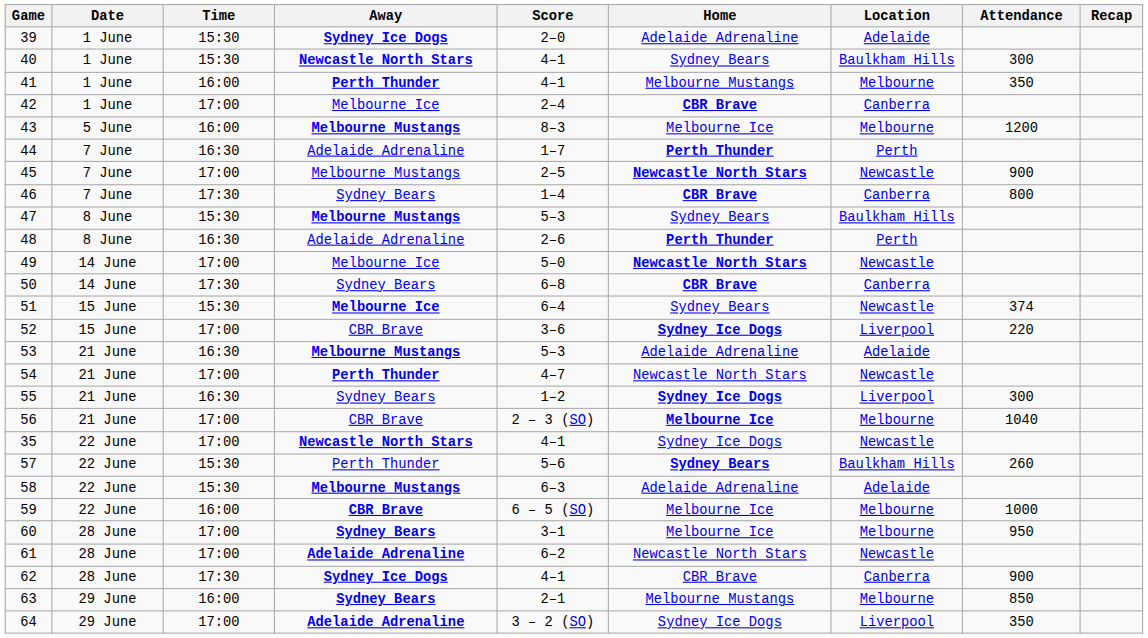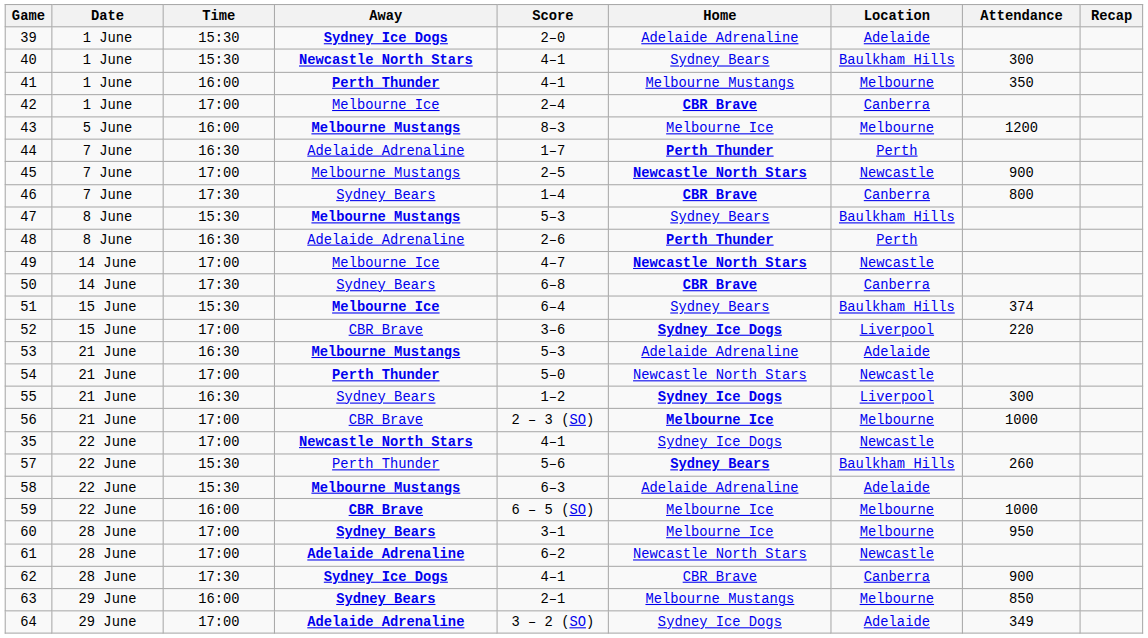(553, 263) 5–0 -> (553, 263) 4–7
(897, 308) Newcastle -> (897, 308) Baulkham Hills
(553, 375) 4–7 -> (553, 375) 5–0
(1021, 420) 1040 -> (1021, 420) 1000
(897, 622) Liverpool -> (897, 622) Adelaide
(1021, 622) 350 -> (1021, 622) 349
